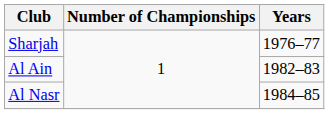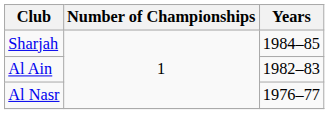(291, 43) 1976–77 -> (291, 43) 1984–85
(291, 95) 1984–85 -> (291, 95) 1976–77
